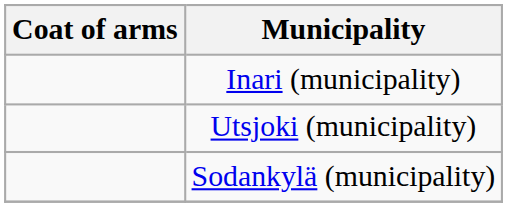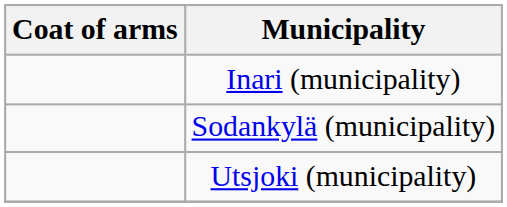rows swapped: (343, 176) <-> (343, 127)
